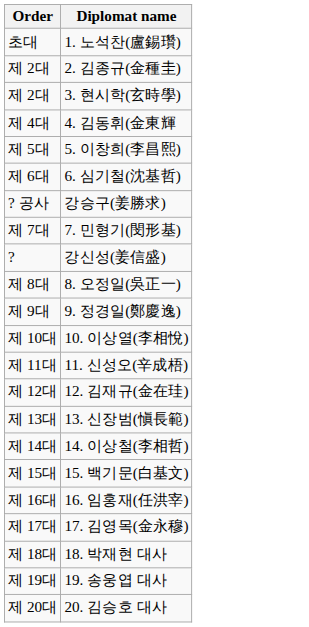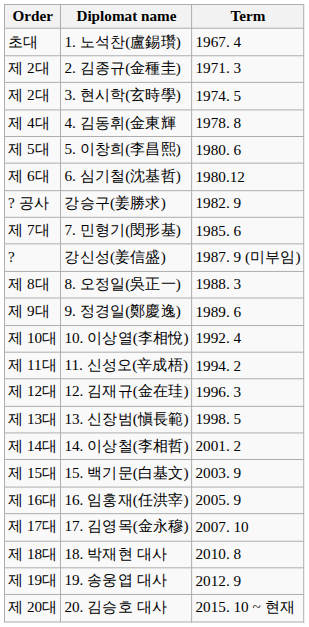+ column: (248, 16)
